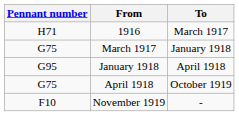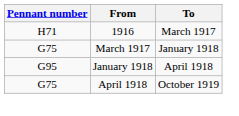- row: (129, 102)
